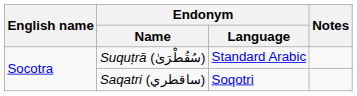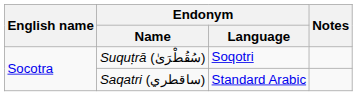(259, 57) Standard Arabic -> (233, 57) Soqotri
(233, 79) Soqotri -> (259, 79) Standard Arabic
